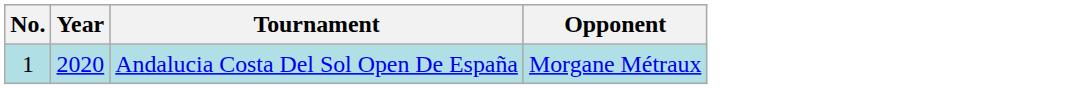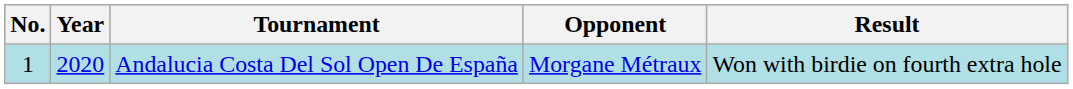+ column: (887, 24)
